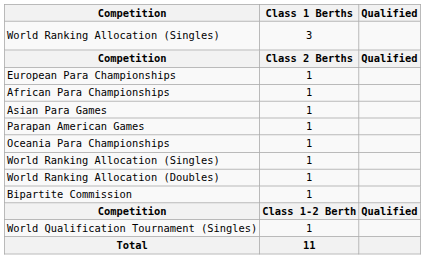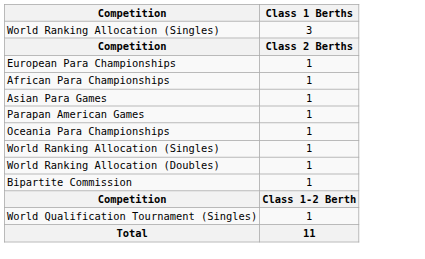- column: (389, 13)
